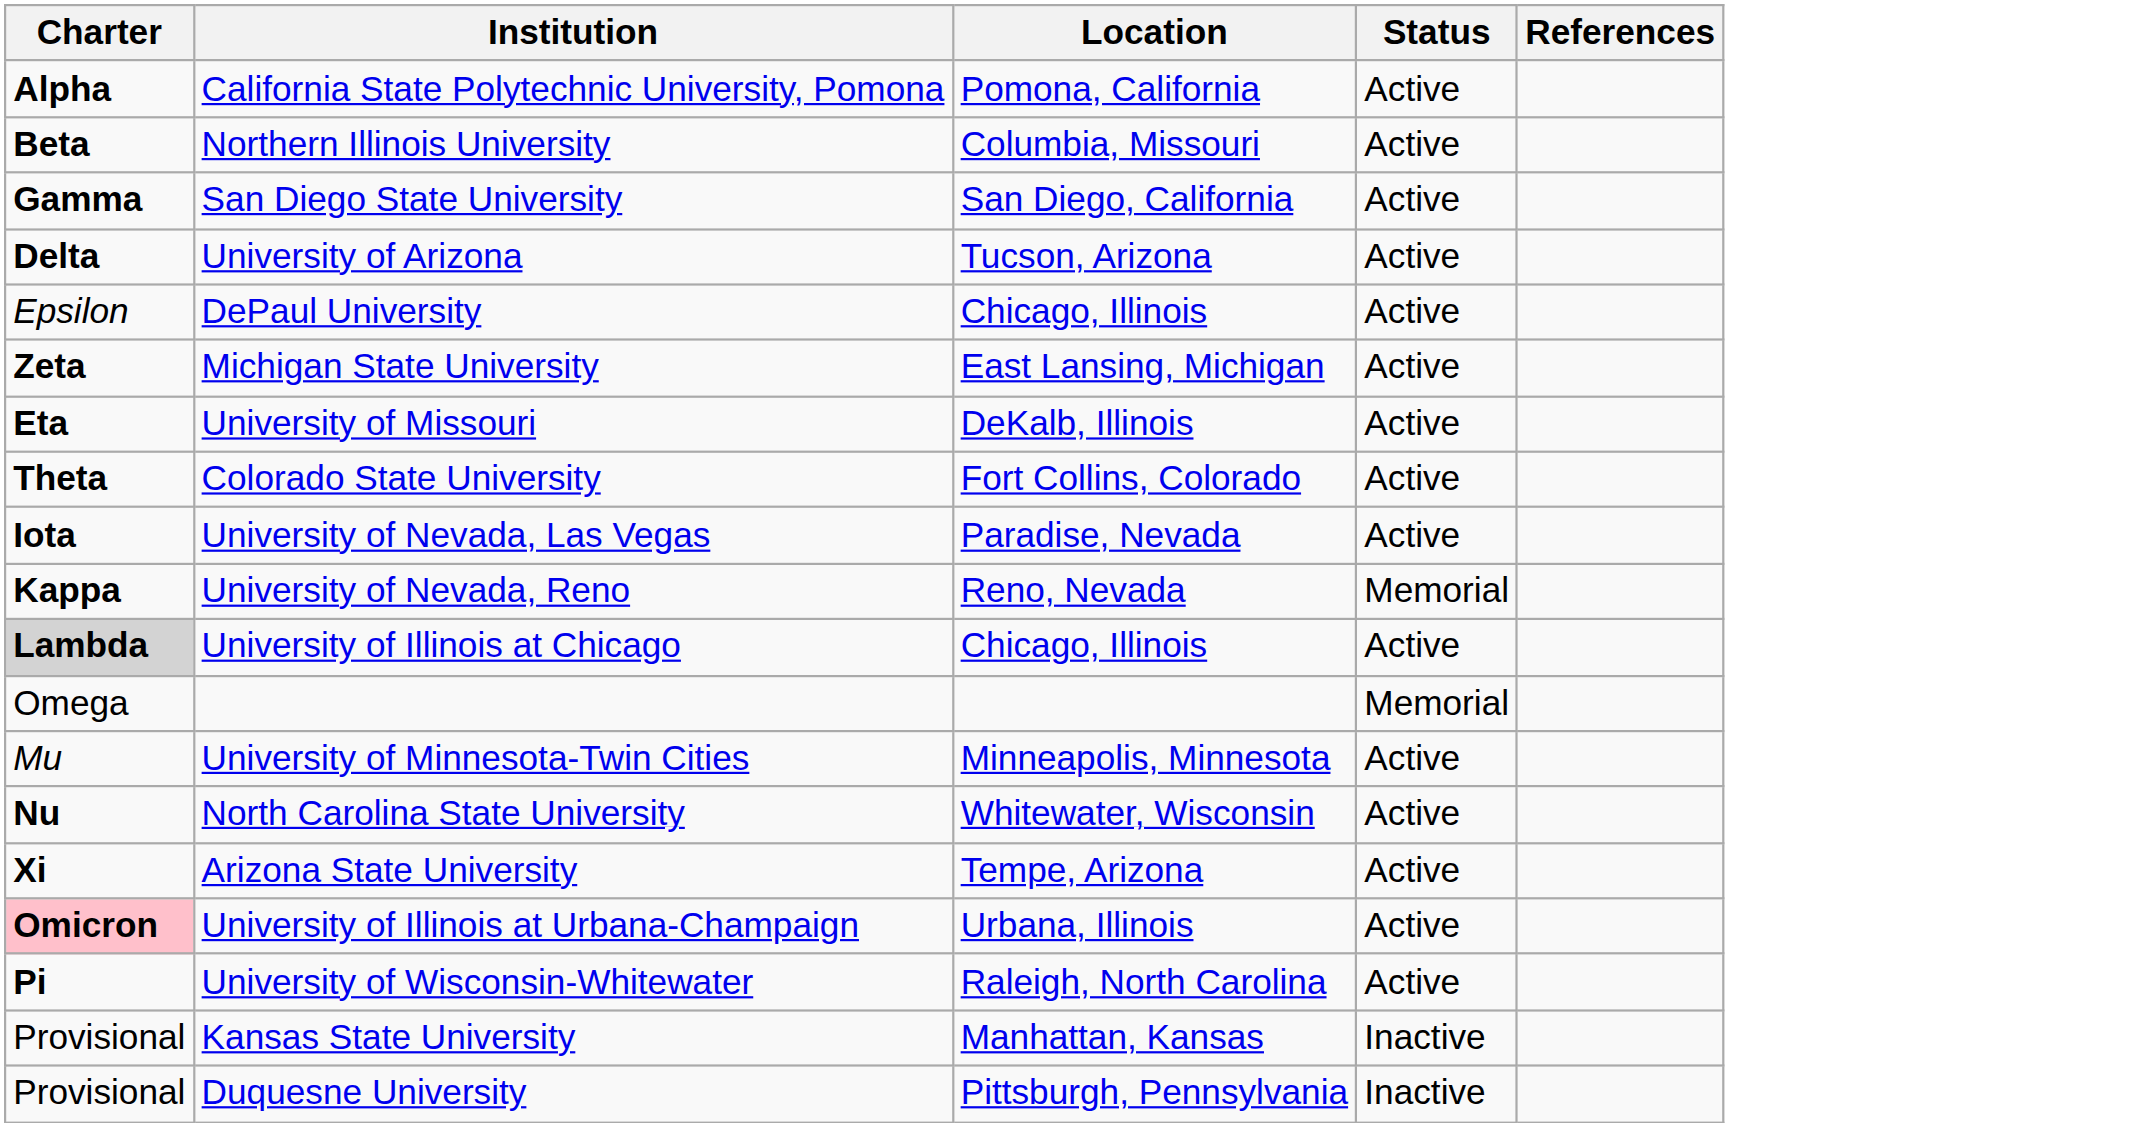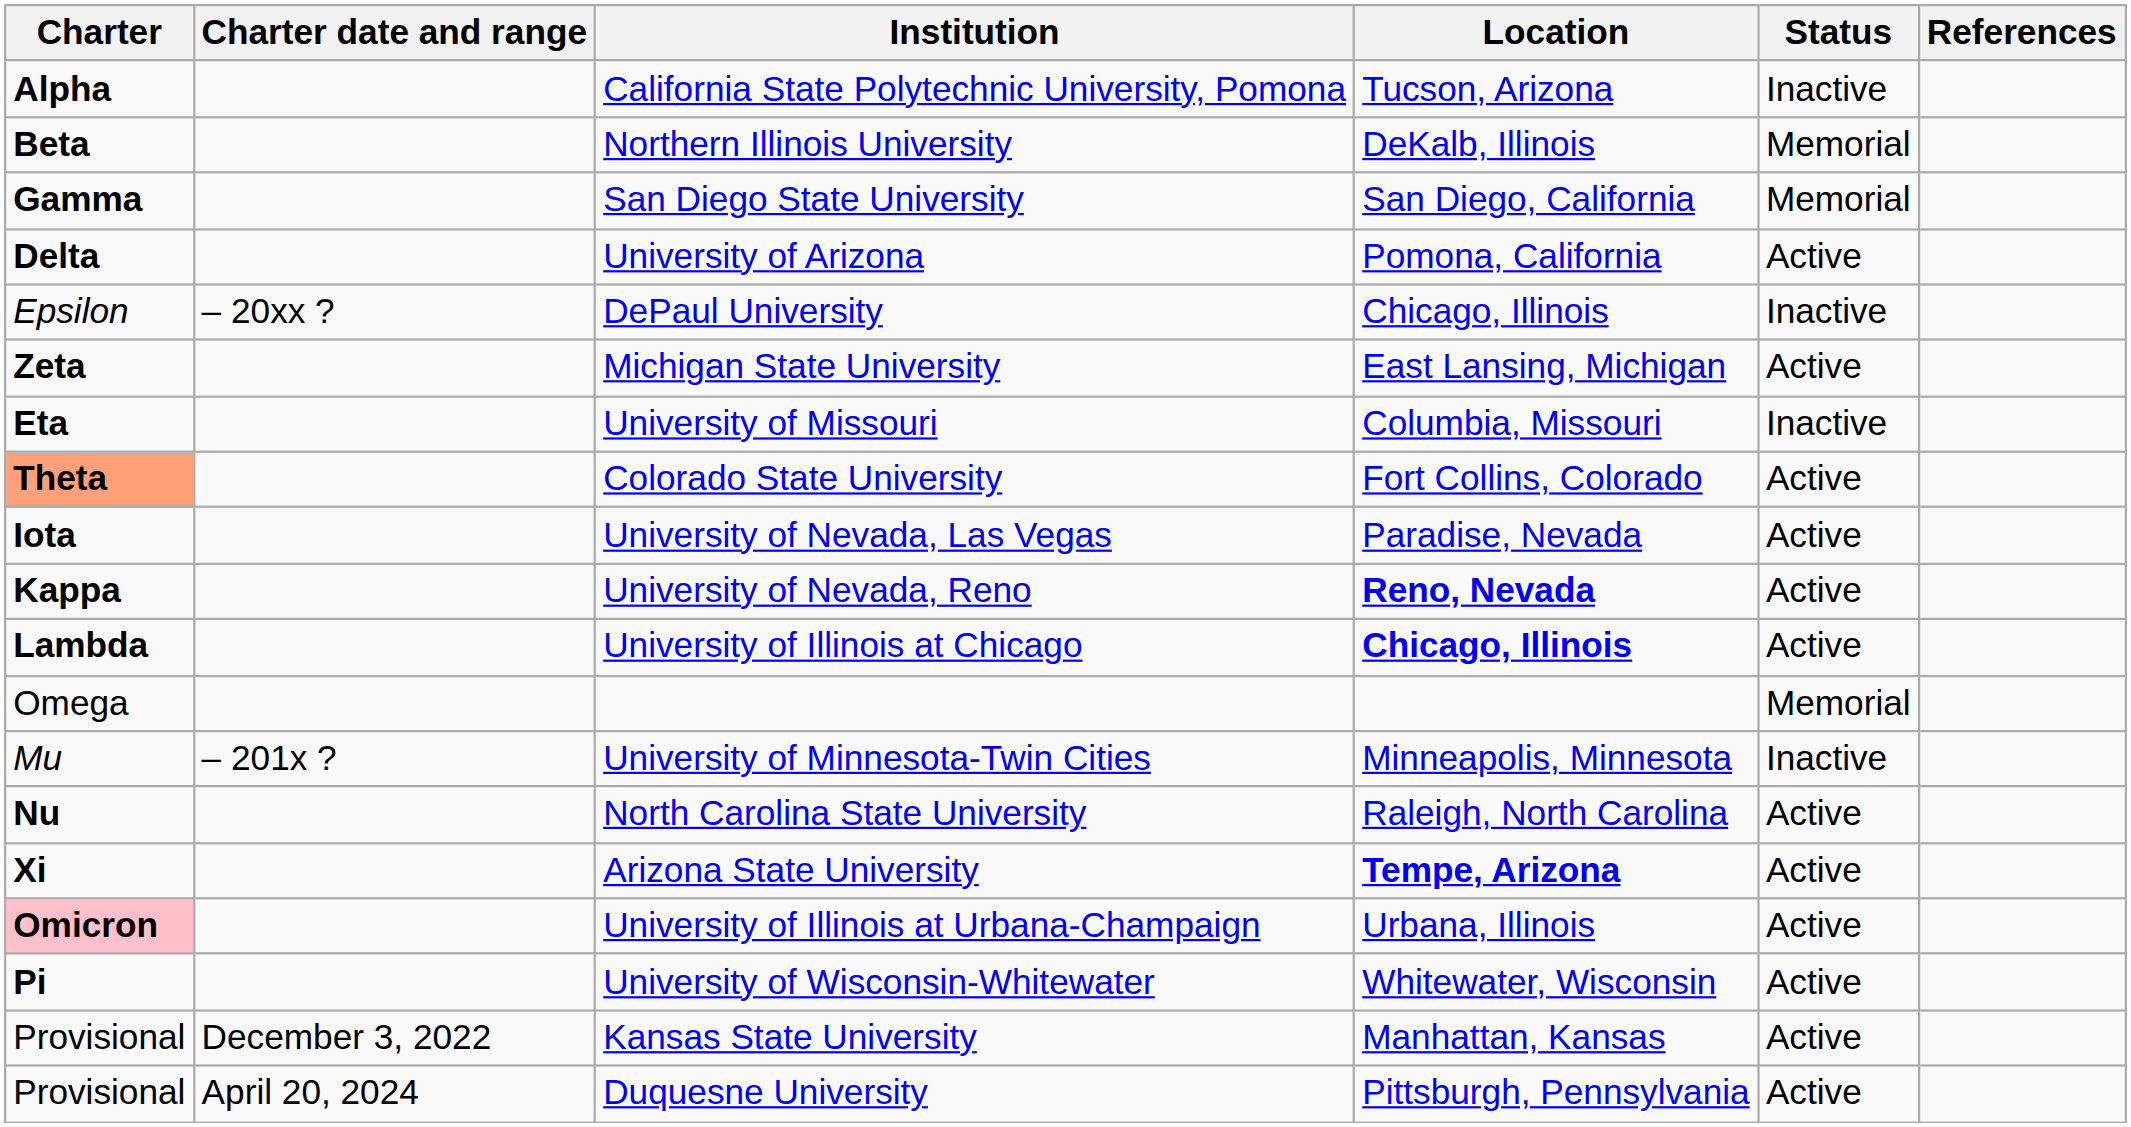+ column: (394, 32)
(1110, 88) Pomona, California -> (1488, 88) Tucson, Arizona
(1412, 88) Active -> (1827, 88) Inactive
(1110, 144) Columbia, Missouri -> (1479, 144) DeKalb, Illinois
(1412, 144) Active -> (1838, 144) Memorial
(1412, 199) Active -> (1838, 199) Memorial
(1086, 255) Tucson, Arizona -> (1512, 255) Pomona, California
(1412, 311) Active -> (1827, 311) Inactive
(1077, 423) DeKalb, Illinois -> (1512, 423) Columbia, Missouri
(1412, 423) Active -> (1827, 423) Inactive
(60, 479) no background -> (60, 479) lightsalmon background
(1073, 590) normal -> (1479, 590) bold
(1437, 590) Memorial -> (1814, 590) Active
(81, 646) lightgrey background -> (81, 646) no background
(1084, 646) normal -> (1497, 646) bold
(1412, 758) Active -> (1827, 758) Inactive
(1138, 813) Whitewater, Wisconsin -> (1545, 813) Raleigh, North Carolina
(1082, 869) normal -> (1491, 869) bold
(1144, 981) Raleigh, North Carolina -> (1539, 981) Whitewater, Wisconsin
(1425, 1037) Inactive -> (1814, 1037) Active
(1425, 1093) Inactive -> (1814, 1093) Active
